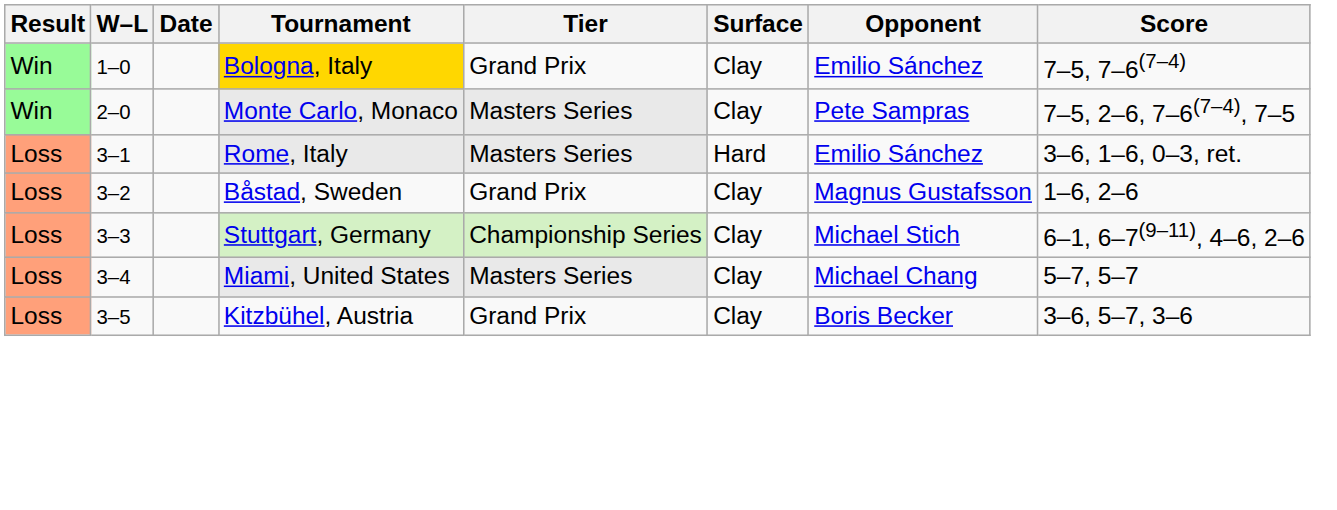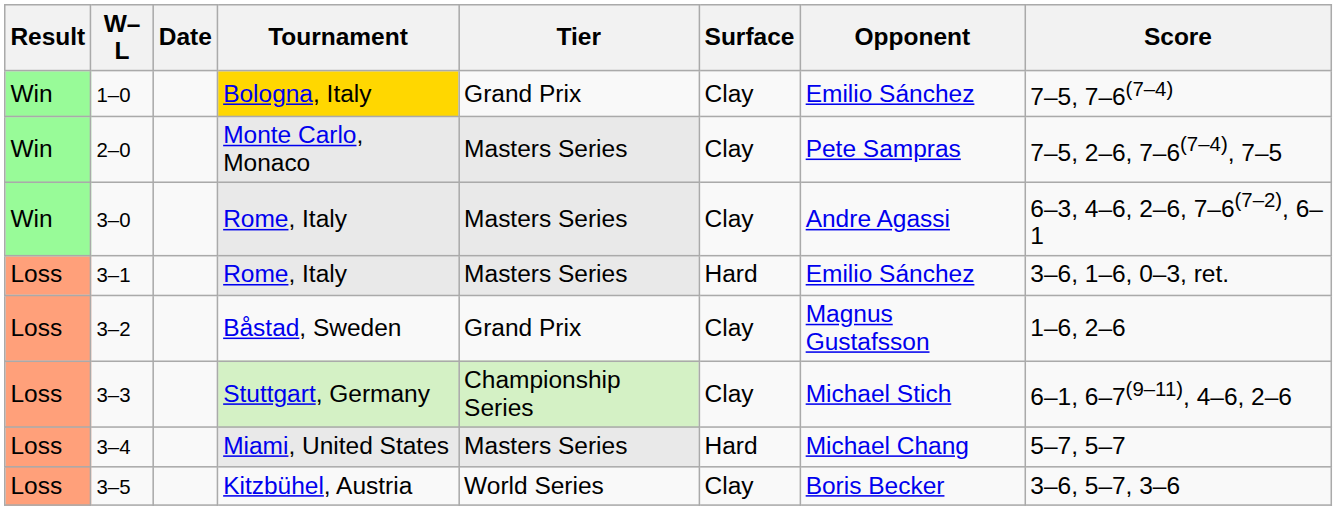+ row: (114, 220)
(738, 276) Clay -> (731, 446) Hard
(528, 315) Grand Prix -> (534, 485) World Series
